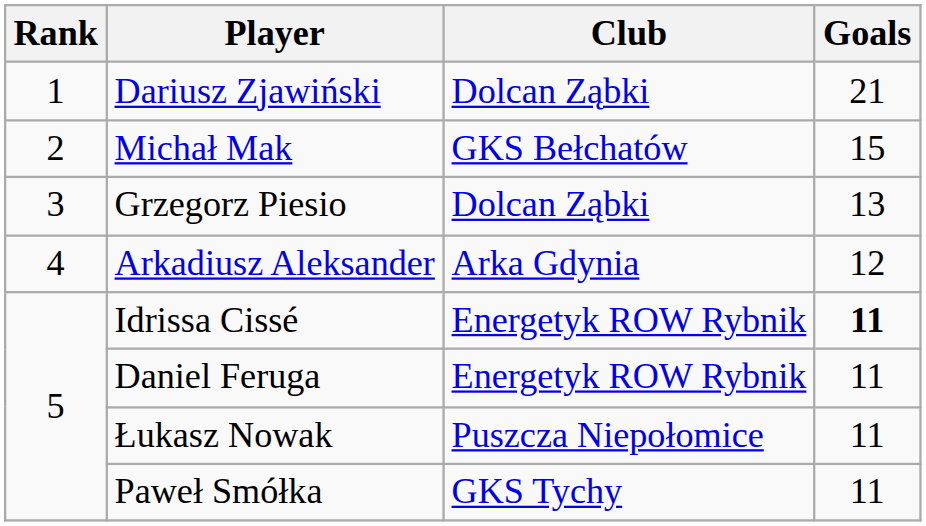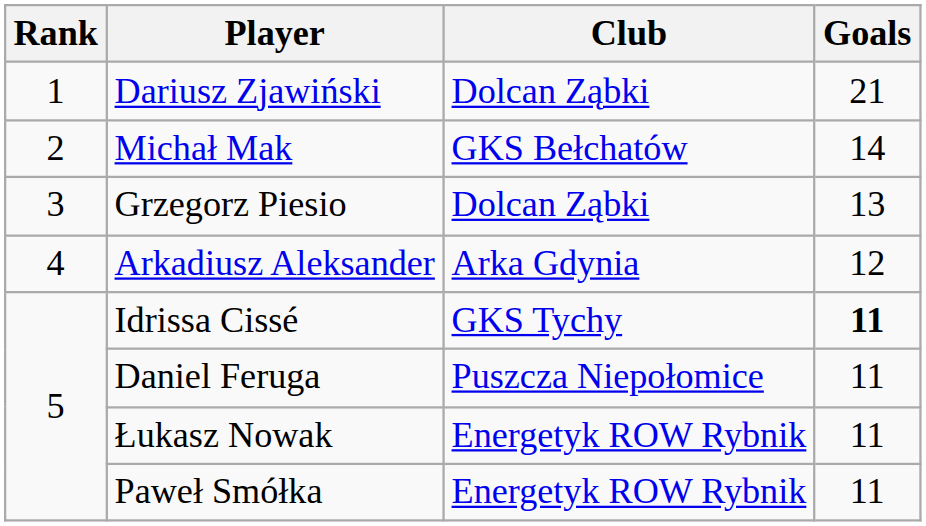(867, 147) 15 -> (867, 147) 14
(629, 319) Energetyk ROW Rybnik -> (537, 319) GKS Tychy
(629, 377) Energetyk ROW Rybnik -> (608, 377) Puszcza Niepołomice
(608, 434) Puszcza Niepołomice -> (629, 434) Energetyk ROW Rybnik
(537, 491) GKS Tychy -> (629, 491) Energetyk ROW Rybnik
